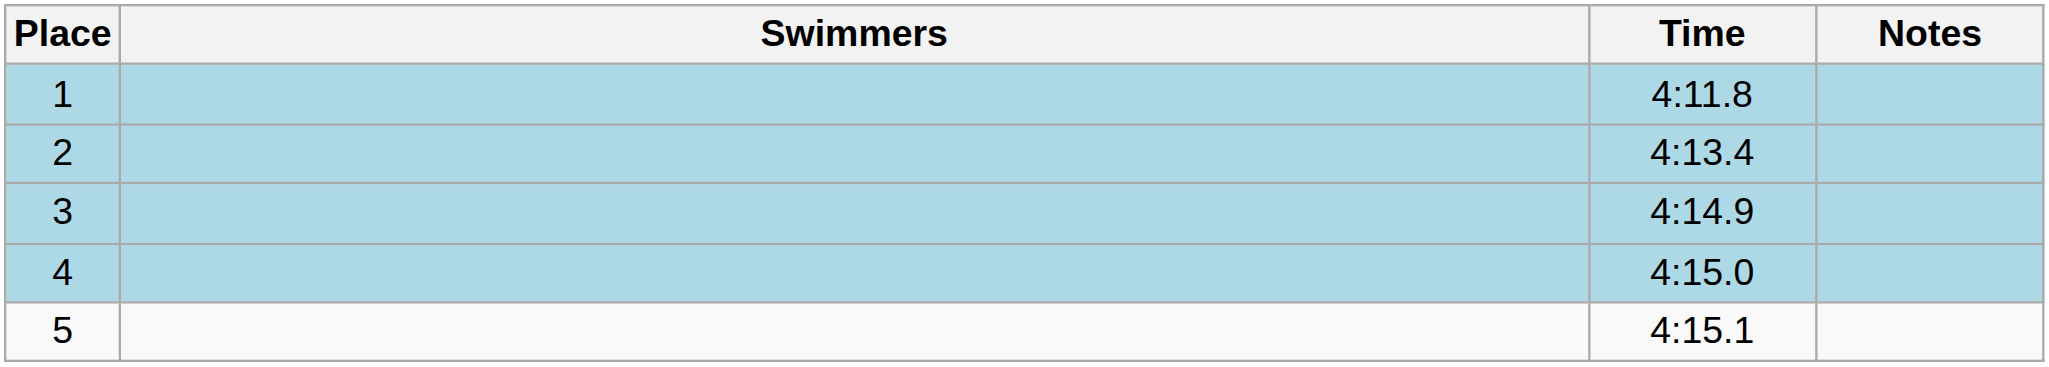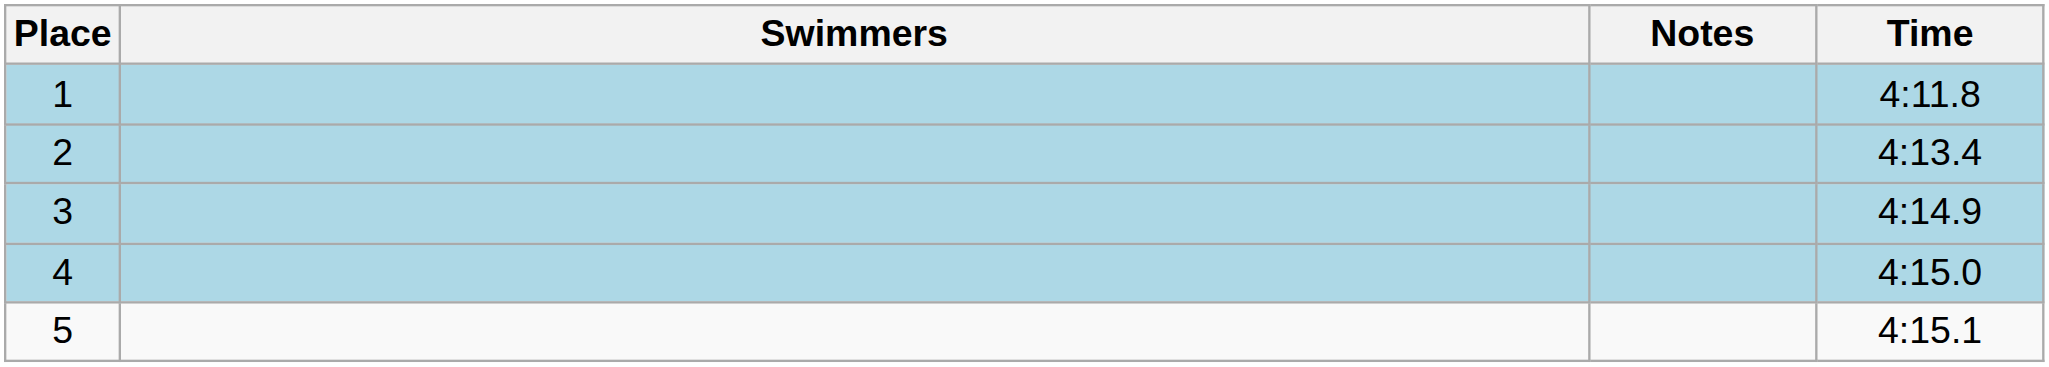columns swapped: (1702, 34) <-> (1930, 34)
